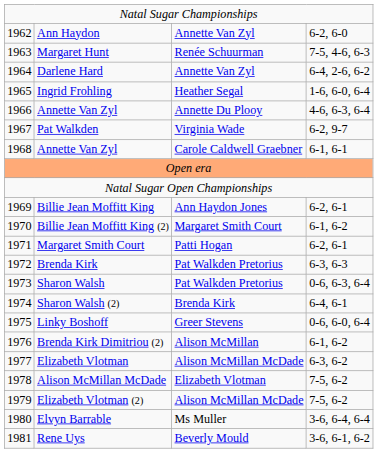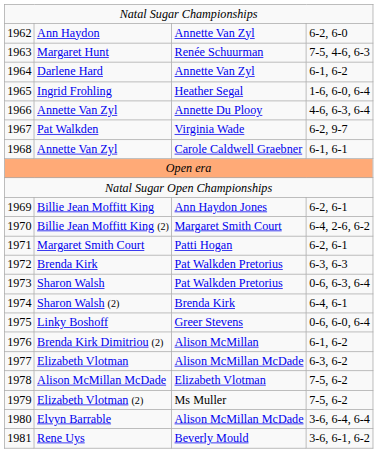(340, 71) 6-4, 2-6, 6-2 -> (328, 71) 6-1, 6-2
(328, 226) 6-1, 6-2 -> (340, 226) 6-4, 2-6, 6-2
(239, 399) Alison McMillan McDade -> (200, 399) Ms Muller
(200, 419) Ms Muller -> (239, 419) Alison McMillan McDade
